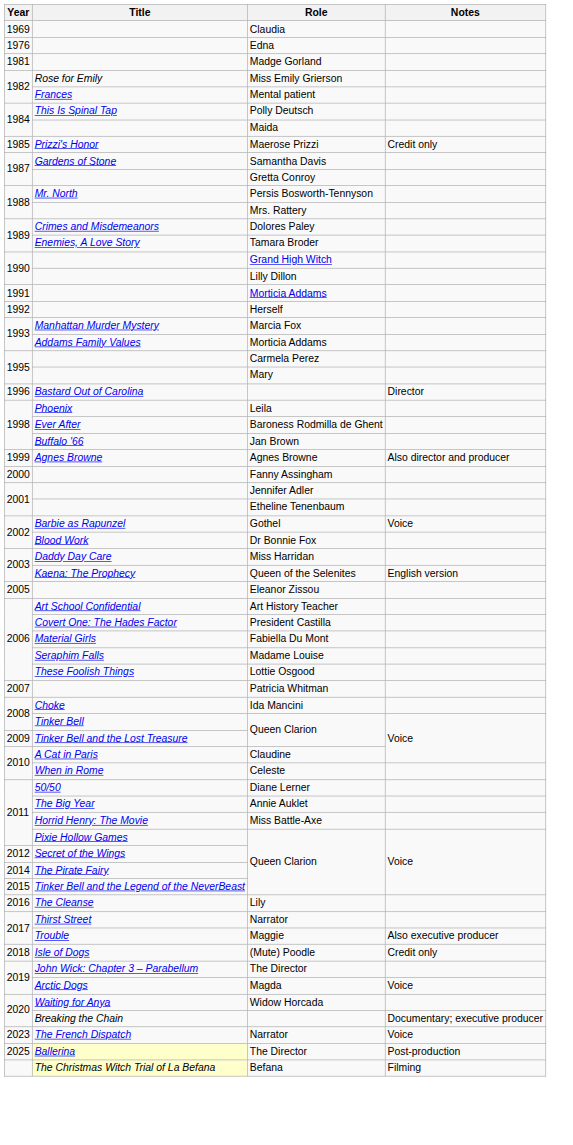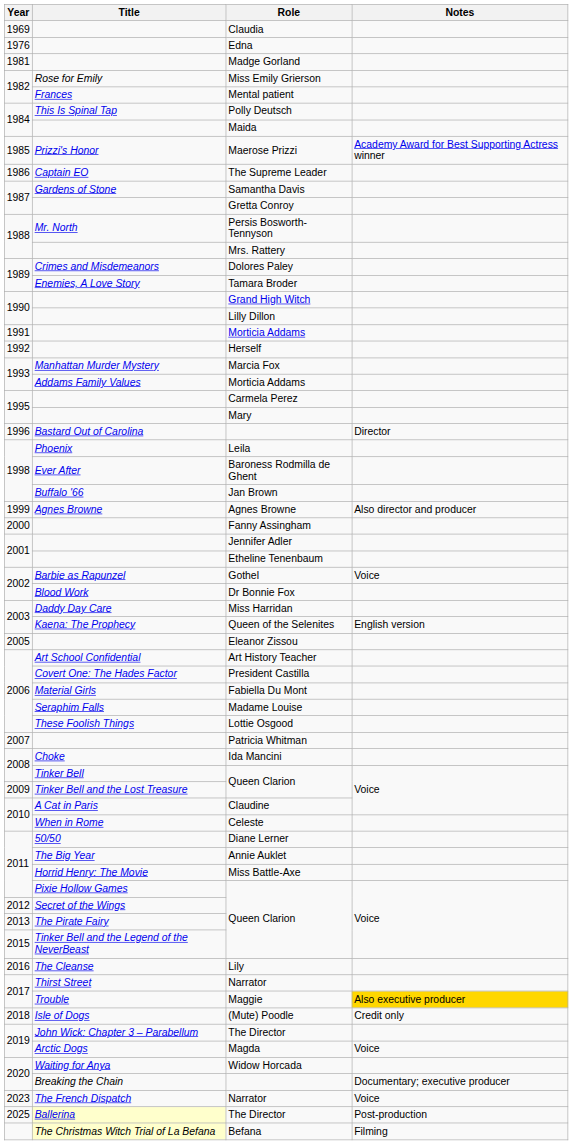(412, 144) Credit only -> (456, 150) Academy Award for Best Supporting Actress winner
+ row: (62, 172)
(18, 870) 2014 -> (18, 922) 2013
(443, 936) no background -> (410, 999) gold background
